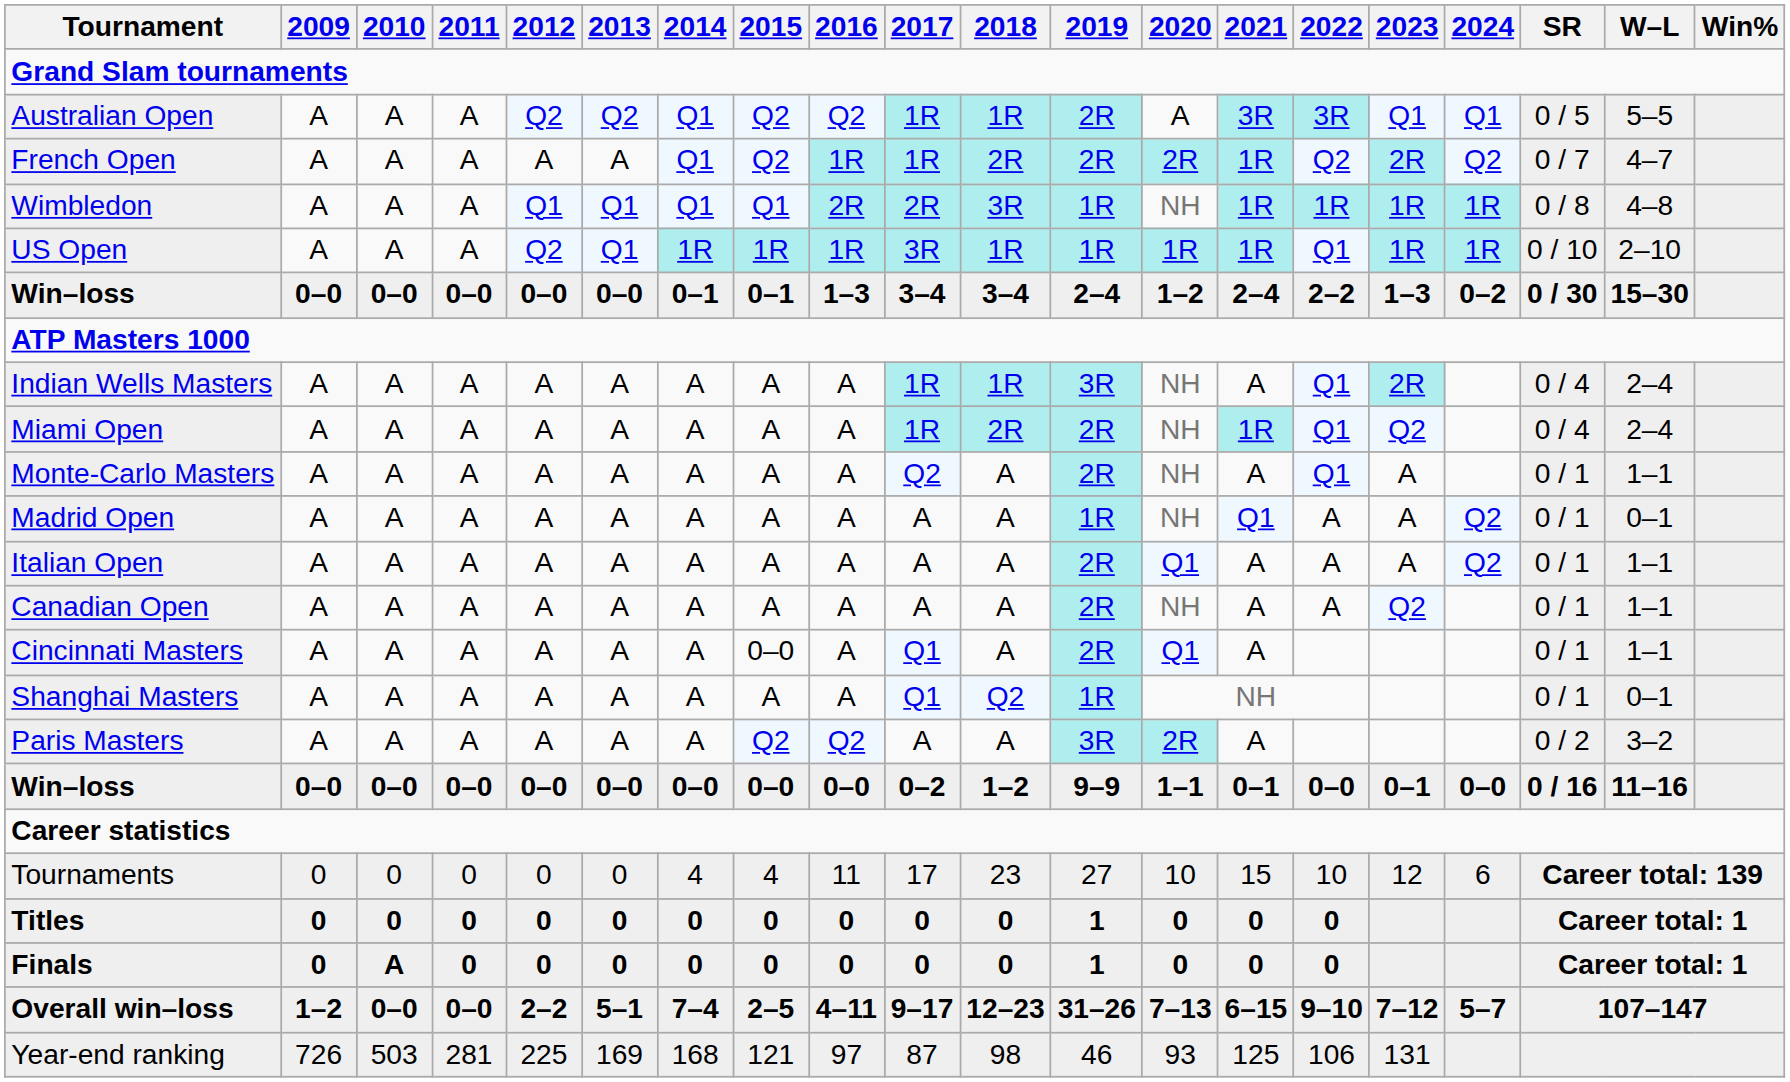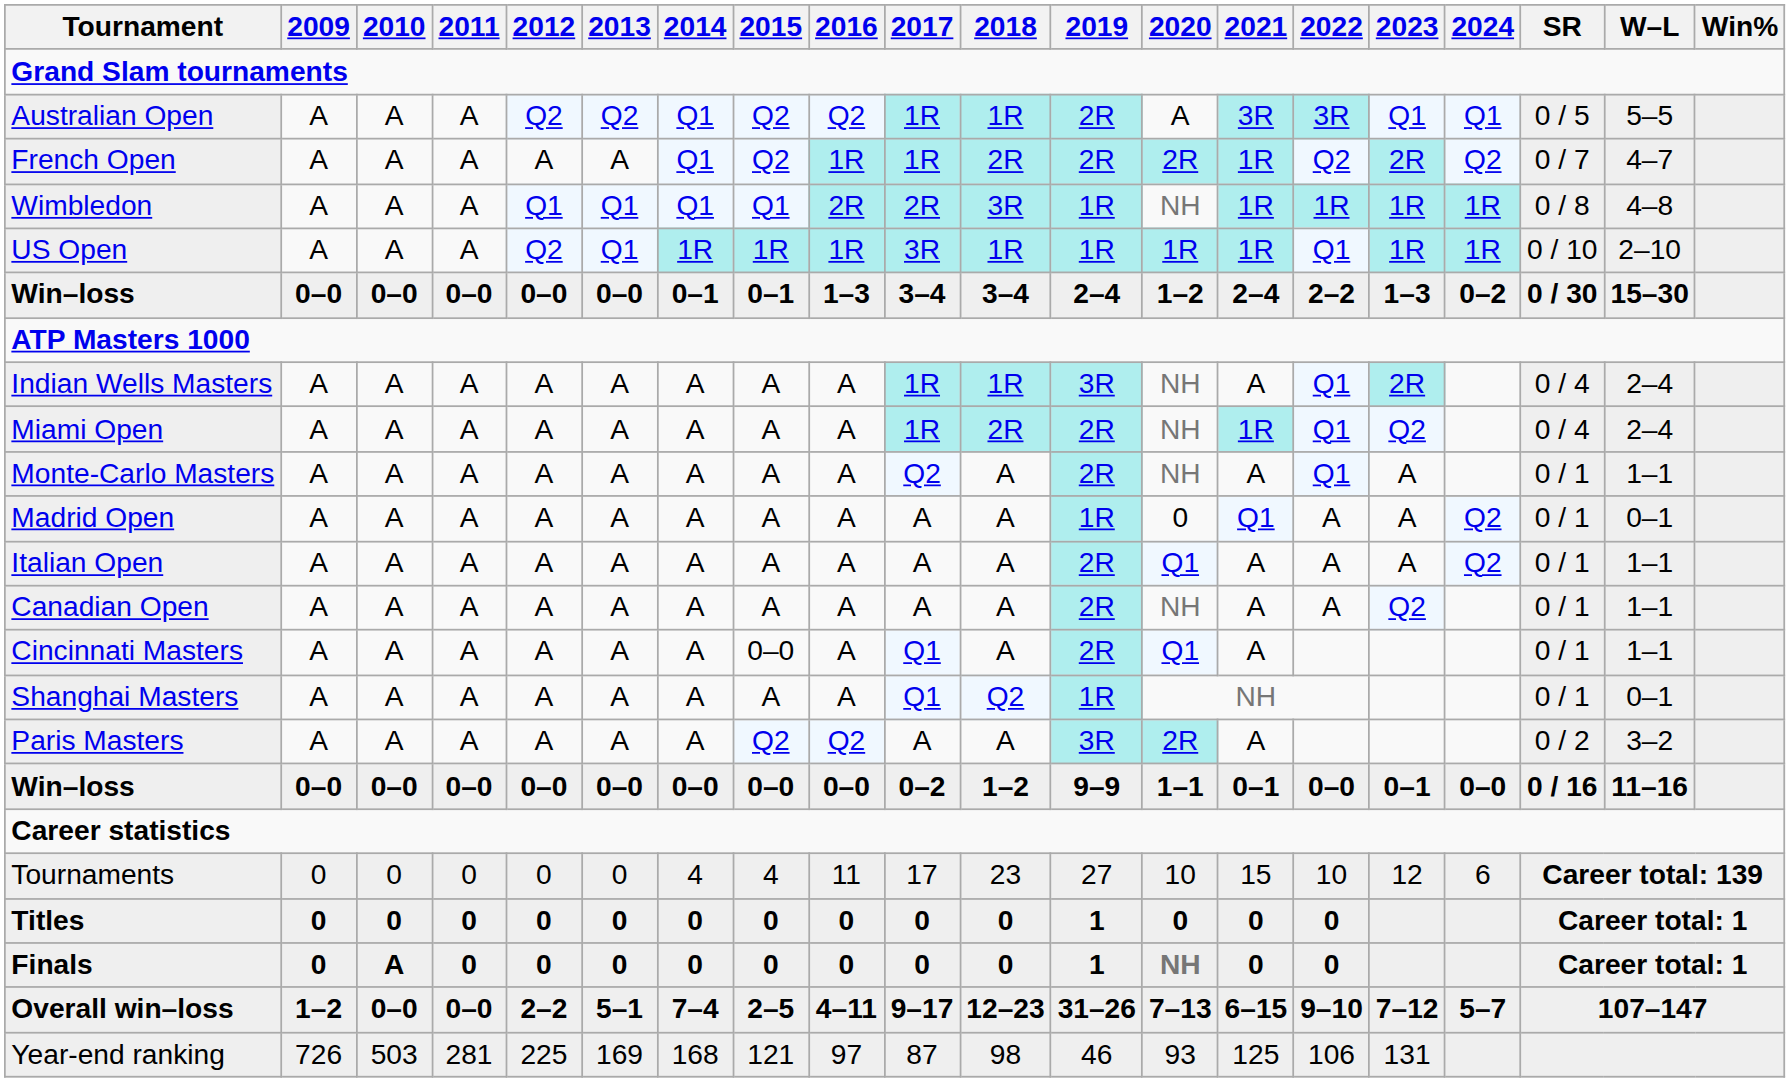(1180, 518) NH -> (1180, 518) 0
(1180, 964) 0 -> (1180, 964) NH
